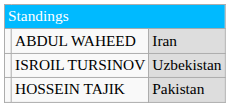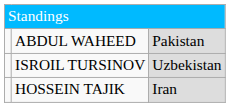(165, 41) Iran -> (178, 41) Pakistan
(178, 89) Pakistan -> (165, 89) Iran
